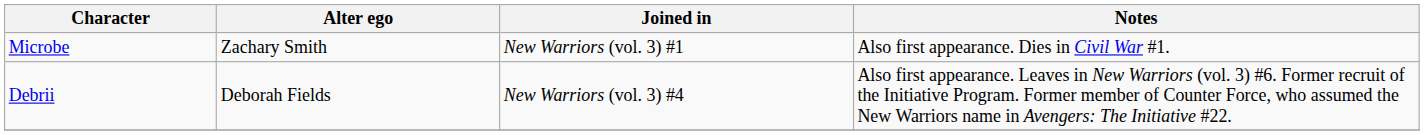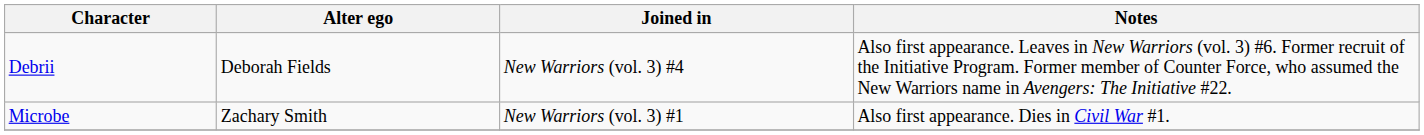rows swapped: (39, 47) <-> (32, 95)
